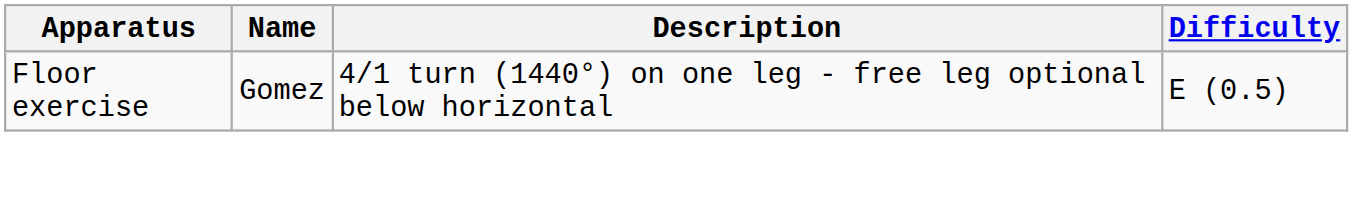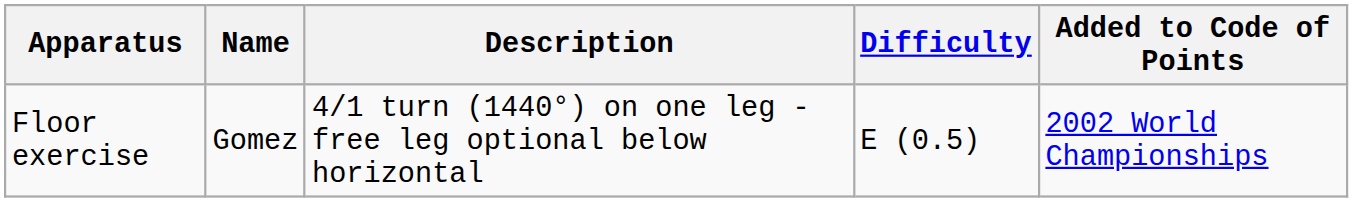+ column: (1193, 45)
